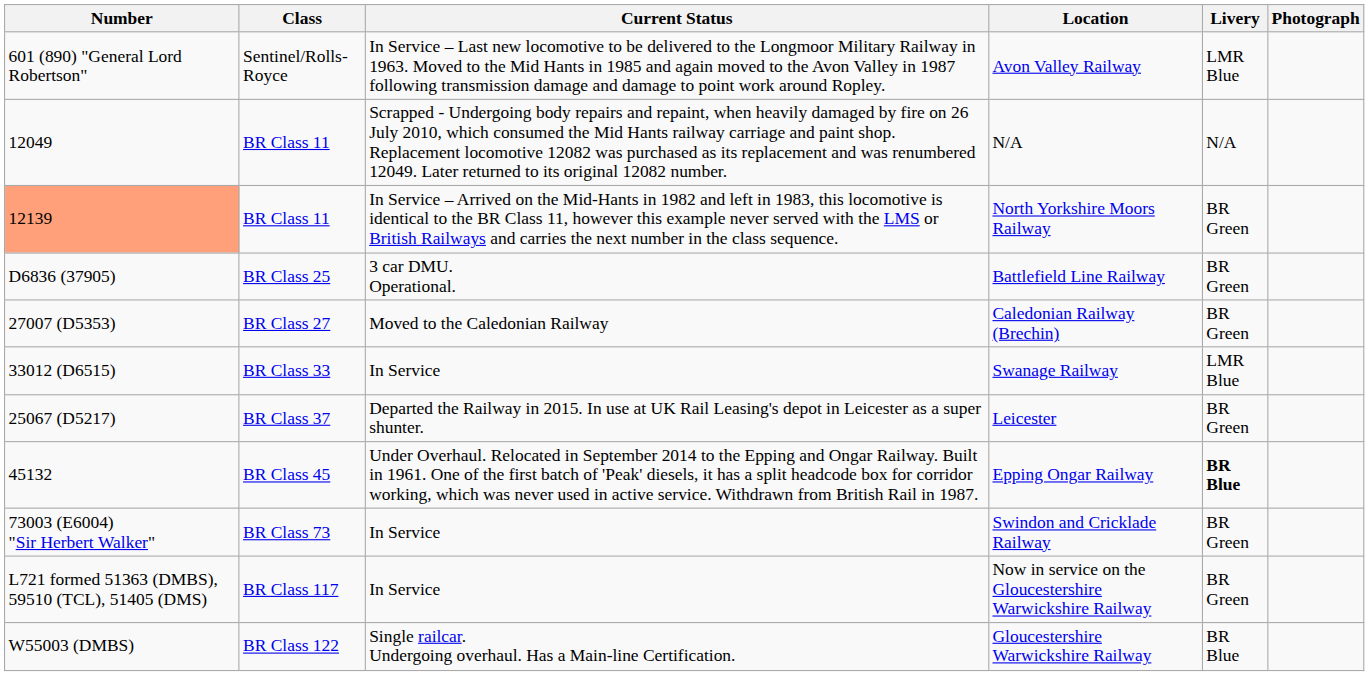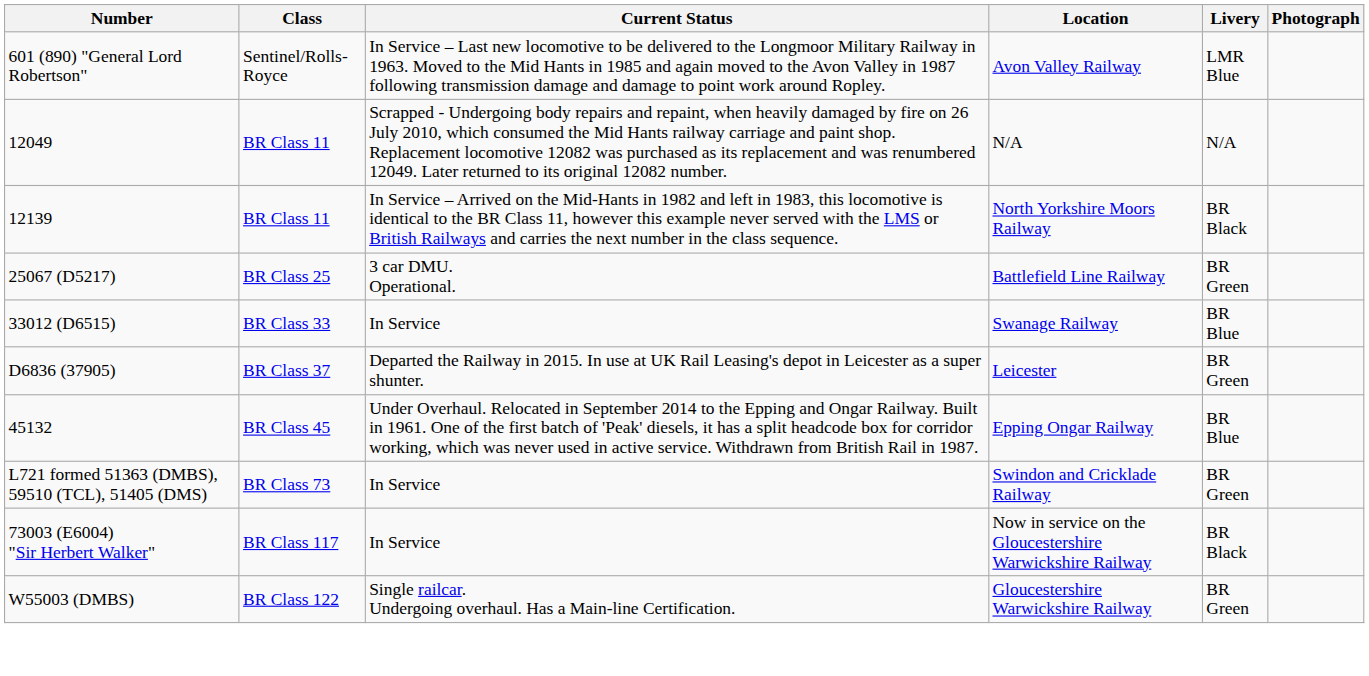(30, 219) lightsalmon background -> (30, 219) no background
(1228, 219) BR Green -> (1227, 219) BR Black
(62, 276) D6836 (37905) -> (62, 276) 25067 (D5217)
- row: (1063, 323)
(1225, 370) LMR Blue -> (1223, 323) BR Blue
(62, 417) 25067 (D5217) -> (62, 370) D6836 (37905)
(1223, 475) bold -> (1223, 427) normal
(82, 532) 73003 (E6004) "Sir Herbert Walker" -> (113, 484) L721 formed 51363 (DMBS), 59510 (TCL), 51405 (DMS)
(113, 589) L721 formed 51363 (DMBS), 59510 (TCL), 51405 (DMS) -> (82, 541) 73003 (E6004) "Sir Herbert Walker"
(1228, 589) BR Green -> (1227, 541) BR Black
(1223, 646) BR Blue -> (1228, 599) BR Green
